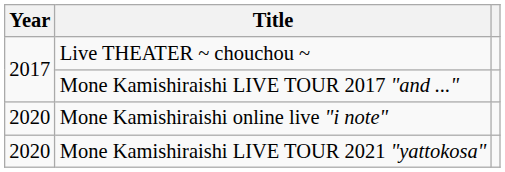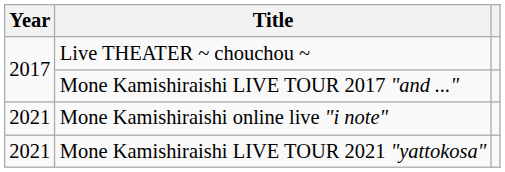(30, 118) 2020 -> (30, 118) 2021
(30, 150) 2020 -> (30, 150) 2021
